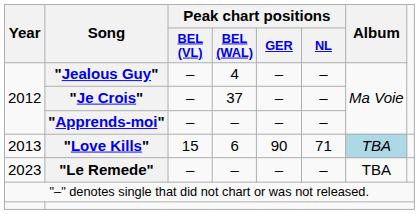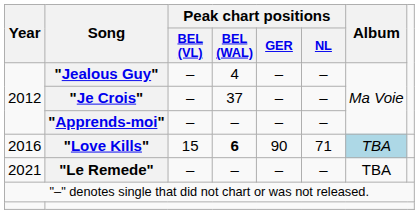(25, 146) 2013 -> (25, 146) 2016
(235, 146) normal -> (235, 146) bold
(25, 169) 2023 -> (25, 169) 2021
